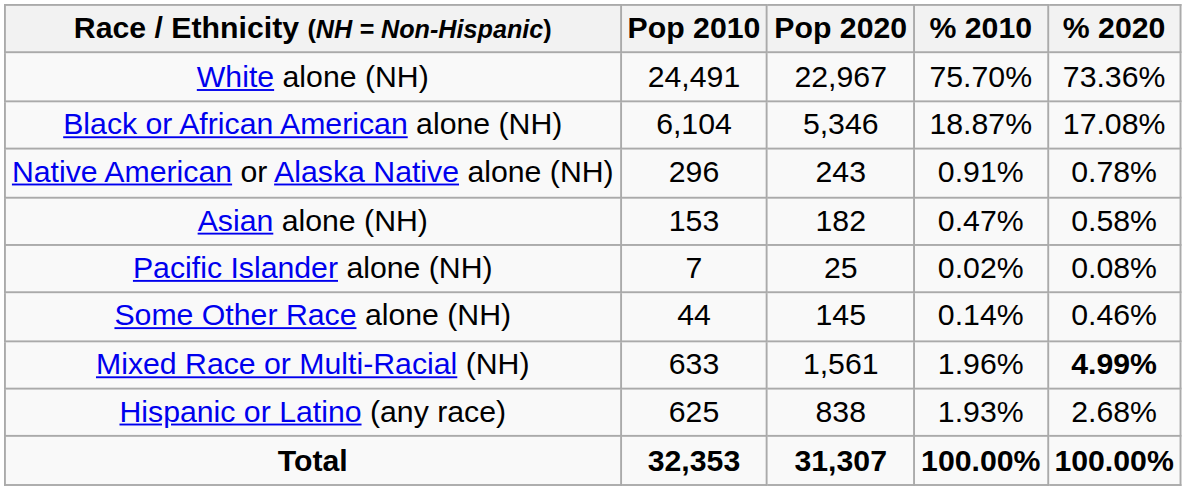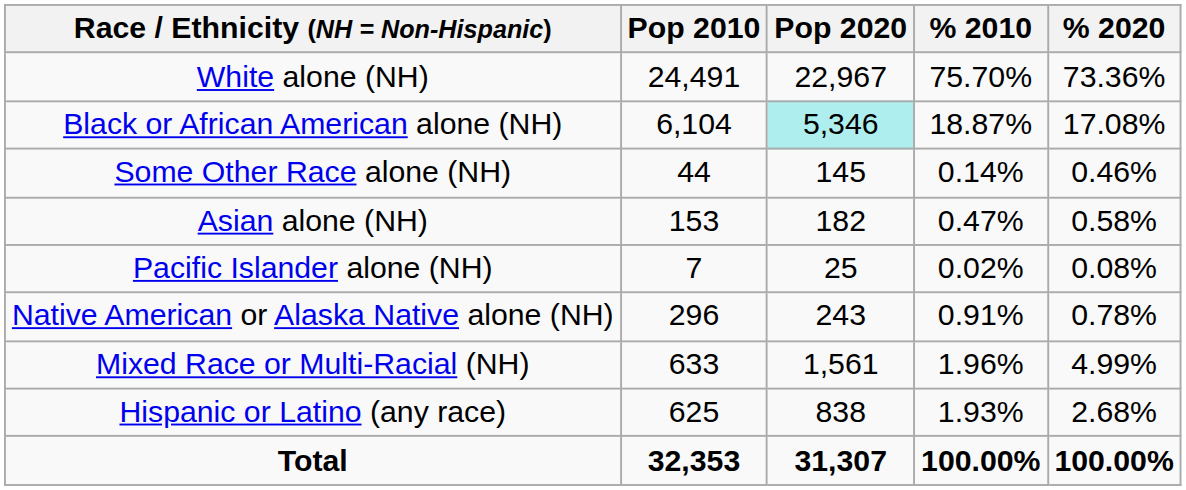(841, 124) no background -> (841, 124) paleturquoise background
rows swapped: (313, 172) <-> (313, 316)
(1114, 364) bold -> (1114, 364) normal
